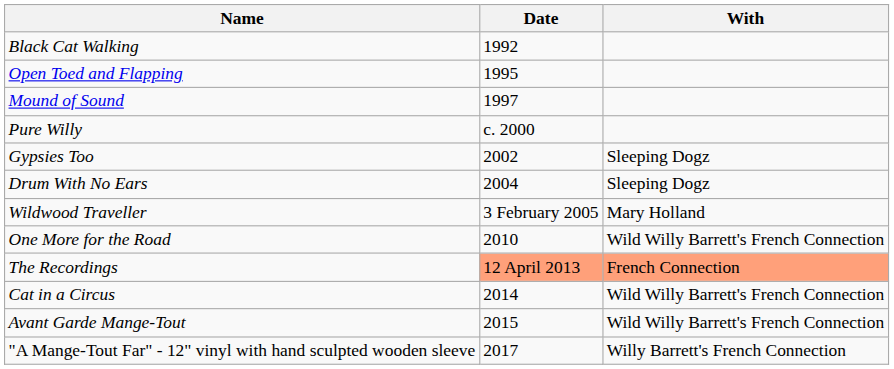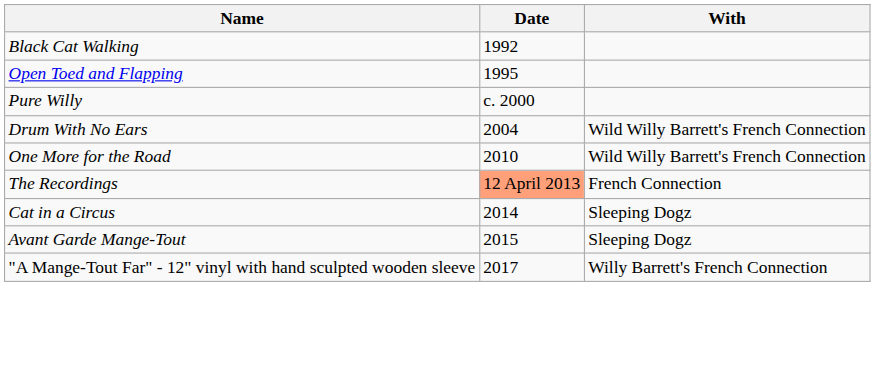- row: (66, 101)
- row: (51, 156)
(658, 184) Sleeping Dogz -> (727, 128) Wild Willy Barrett's French Connection
- row: (78, 211)
(673, 267) lightsalmon background -> (655, 184) no background
(745, 294) Wild Willy Barrett's French Connection -> (640, 211) Sleeping Dogz
(745, 322) Wild Willy Barrett's French Connection -> (640, 239) Sleeping Dogz
